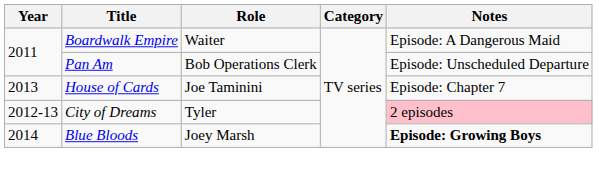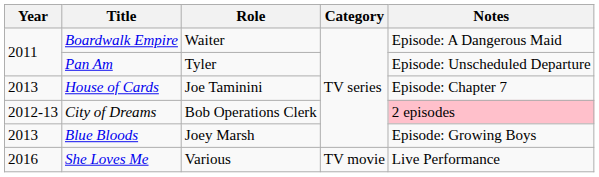(251, 64) Bob Operations Clerk -> (201, 64) Tyler
(201, 111) Tyler -> (251, 111) Bob Operations Clerk
(23, 135) 2014 -> (23, 135) 2013
(466, 135) bold -> (464, 135) normal
+ row: (107, 159)
